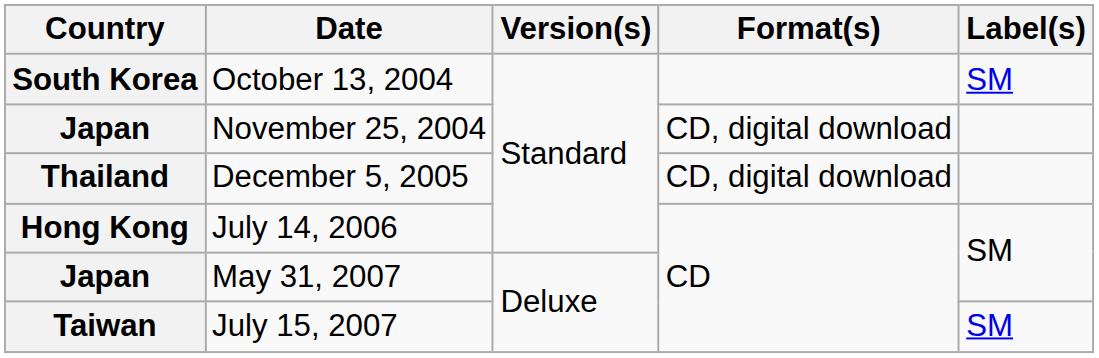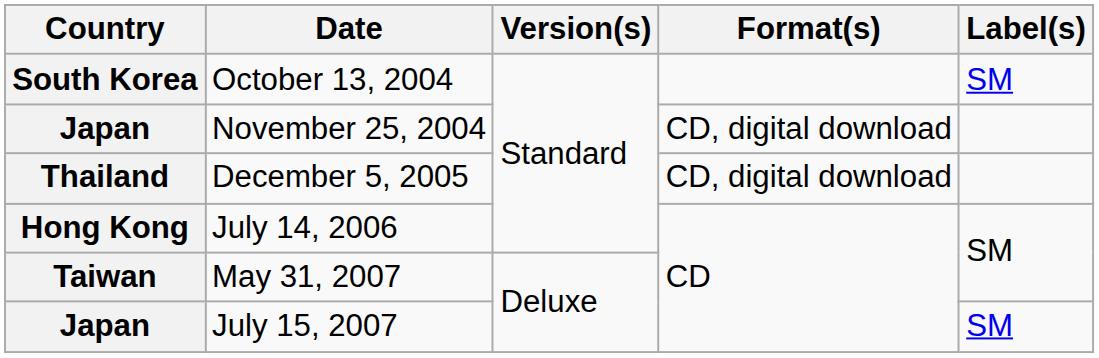(105, 276) Japan -> (105, 276) Taiwan
(105, 326) Taiwan -> (105, 326) Japan
